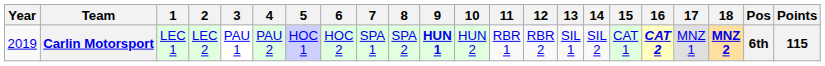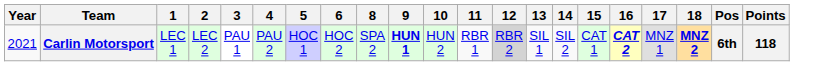- column: (372, 14)
(22, 43) 2019 -> (22, 43) 2021
(541, 43) no background -> (509, 43) lightgrey background
(797, 43) 115 -> (766, 43) 118
